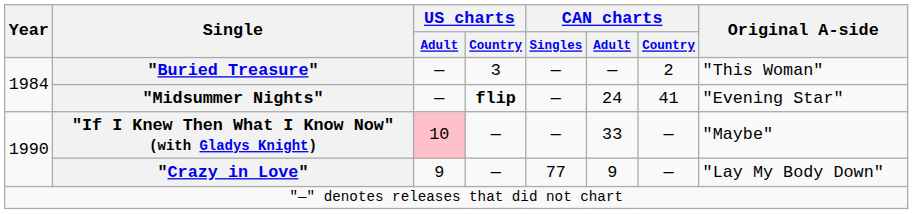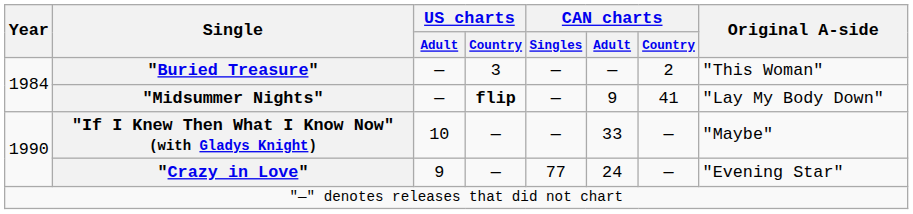(612, 98) 24 -> (612, 98) 9
(773, 98) "Evening Star" -> (793, 98) "Lay My Body Down"
(439, 135) pink background -> (439, 135) no background
(612, 172) 9 -> (612, 172) 24
(793, 172) "Lay My Body Down" -> (773, 172) "Evening Star"
